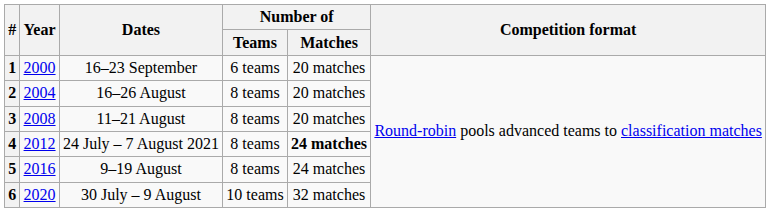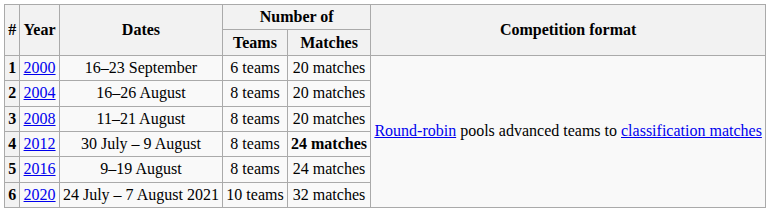(141, 144) 24 July – 7 August 2021 -> (141, 144) 30 July – 9 August
(141, 194) 30 July – 9 August -> (141, 194) 24 July – 7 August 2021
